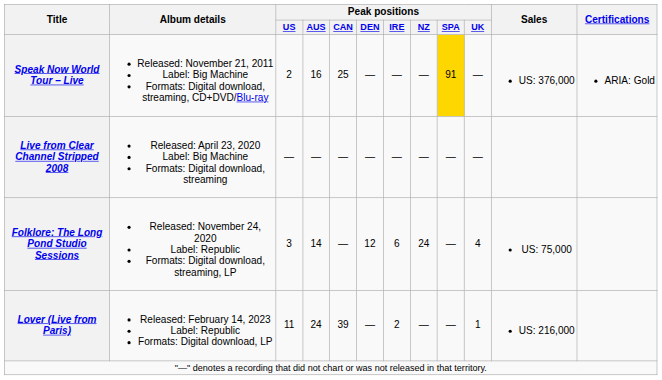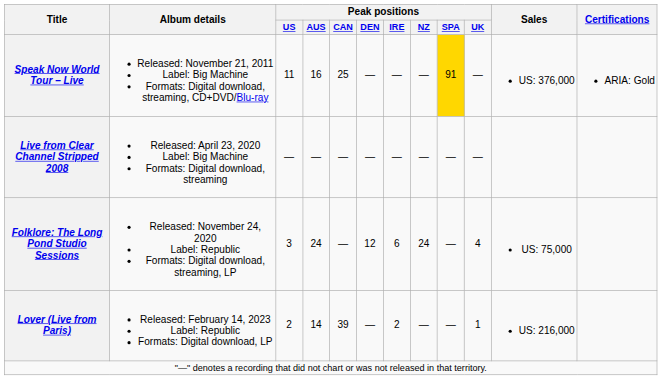(289, 75) 2 -> (289, 75) 11
(316, 244) 14 -> (316, 244) 24
(289, 325) 11 -> (289, 325) 2
(316, 325) 24 -> (316, 325) 14
